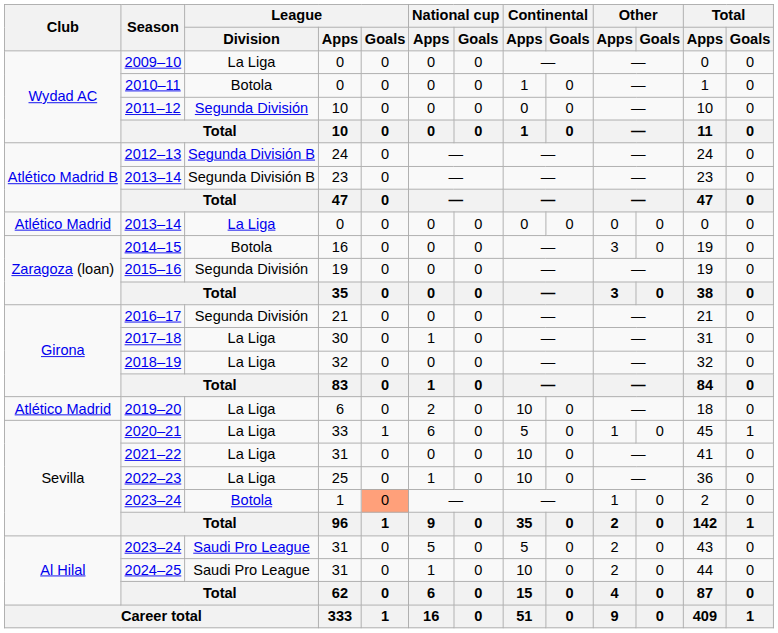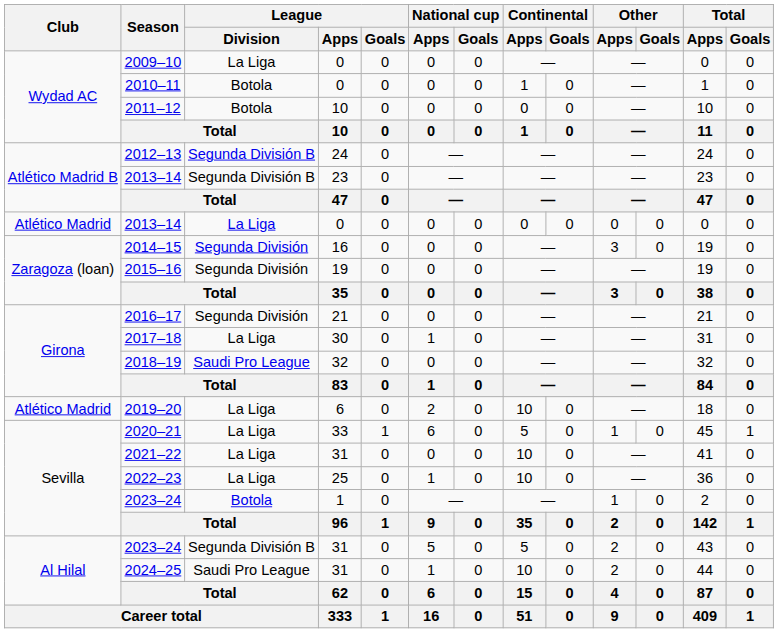(252, 108) Segunda División -> (252, 108) Botola
(252, 246) Botola -> (252, 246) Segunda División
(252, 362) La Liga -> (252, 362) Saudi Pro League
(385, 500) lightsalmon background -> (385, 500) no background
(252, 547) Saudi Pro League -> (252, 547) Segunda División B
